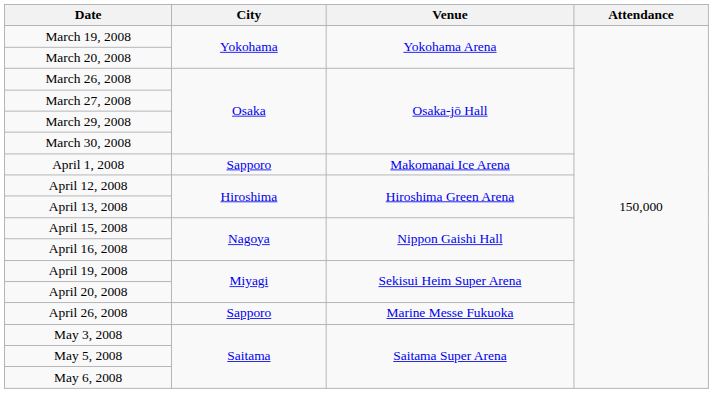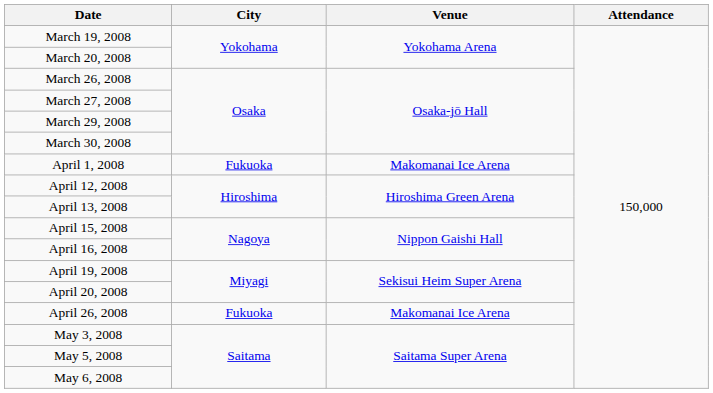(249, 164) Sapporo -> (249, 164) Fukuoka
(249, 313) Sapporo -> (249, 313) Fukuoka
(450, 313) Marine Messe Fukuoka -> (450, 313) Makomanai Ice Arena
